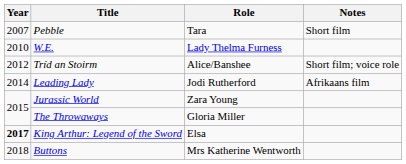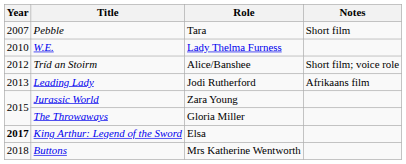(18, 82) 2014 -> (18, 82) 2013
